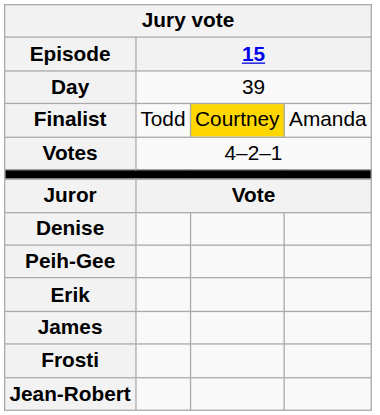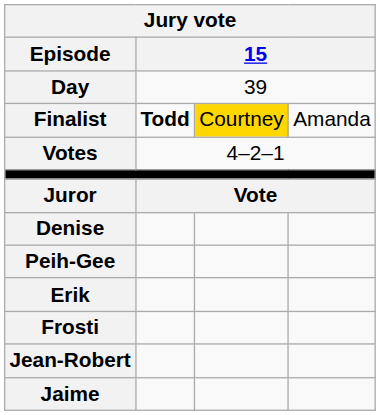(163, 119) normal -> (165, 119) bold
- row: (70, 327)
+ row: (70, 393)
